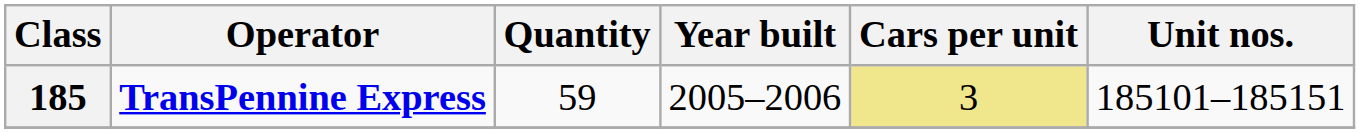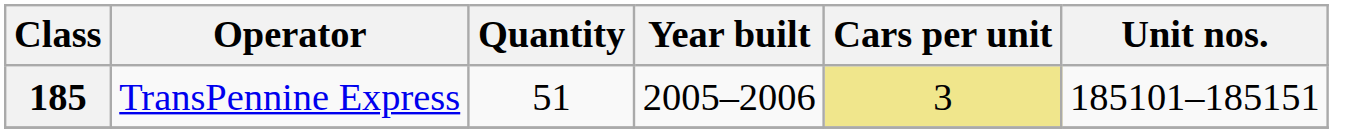(303, 95) bold -> (290, 95) normal
(577, 95) 59 -> (552, 95) 51
